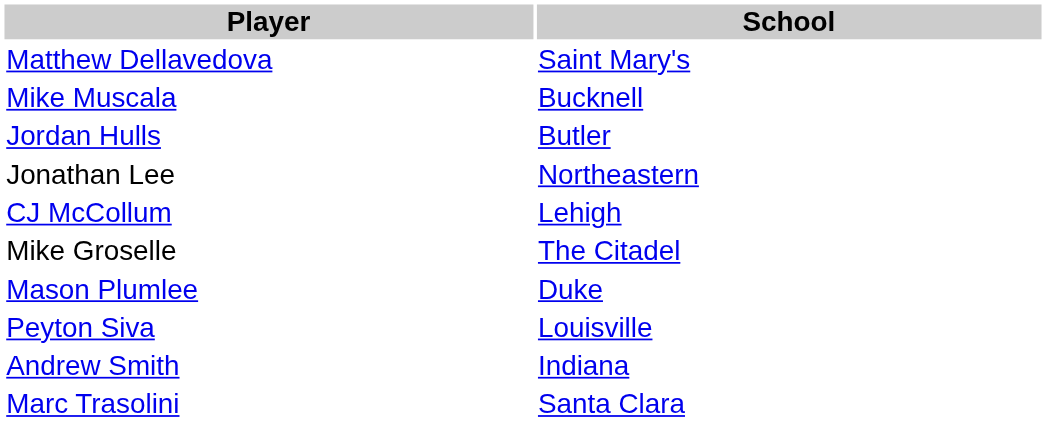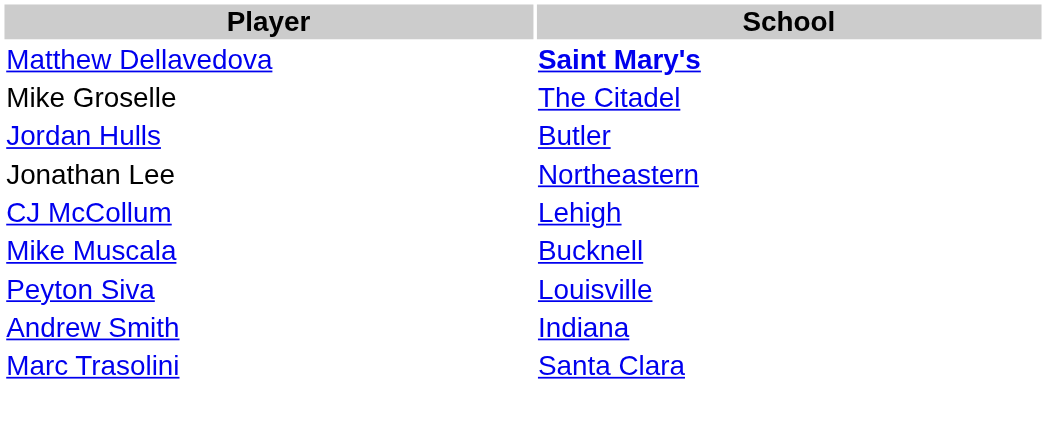(614, 59) normal -> (619, 59) bold
rows swapped: (91, 251) <-> (91, 98)
- row: (102, 289)
